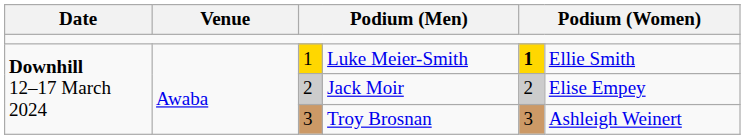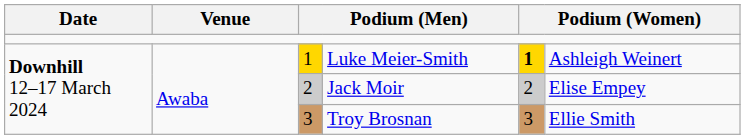(592, 58) Ellie Smith -> (615, 58) Ashleigh Weinert
(615, 118) Ashleigh Weinert -> (592, 118) Ellie Smith
